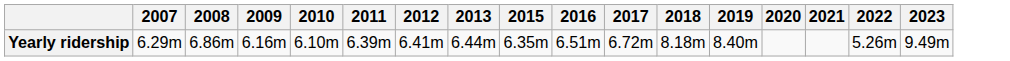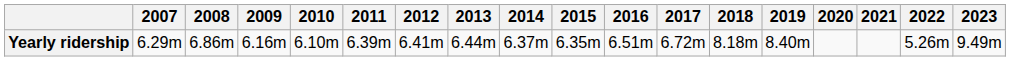+ column: (526, 17)
